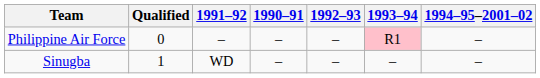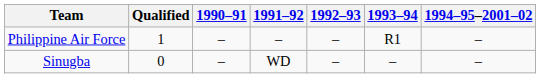columns swapped: (278, 15) <-> (221, 15)
(161, 38) 0 -> (161, 38) 1
(393, 38) pink background -> (393, 38) no background
(161, 61) 1 -> (161, 61) 0
